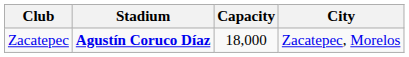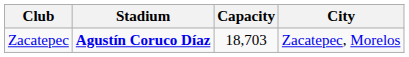(246, 40) 18,000 -> (246, 40) 18,703
